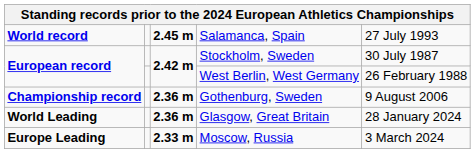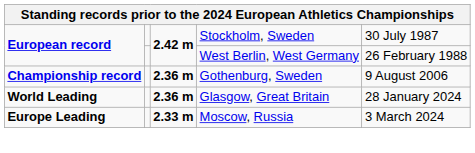- row: (252, 35)
